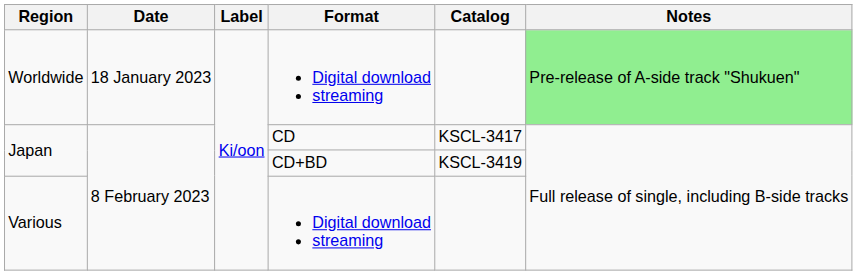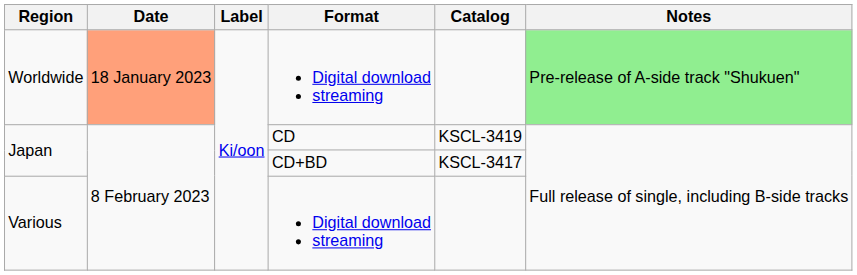(151, 77) no background -> (151, 77) lightsalmon background
(480, 137) KSCL-3417 -> (480, 137) KSCL-3419
(480, 162) KSCL-3419 -> (480, 162) KSCL-3417
